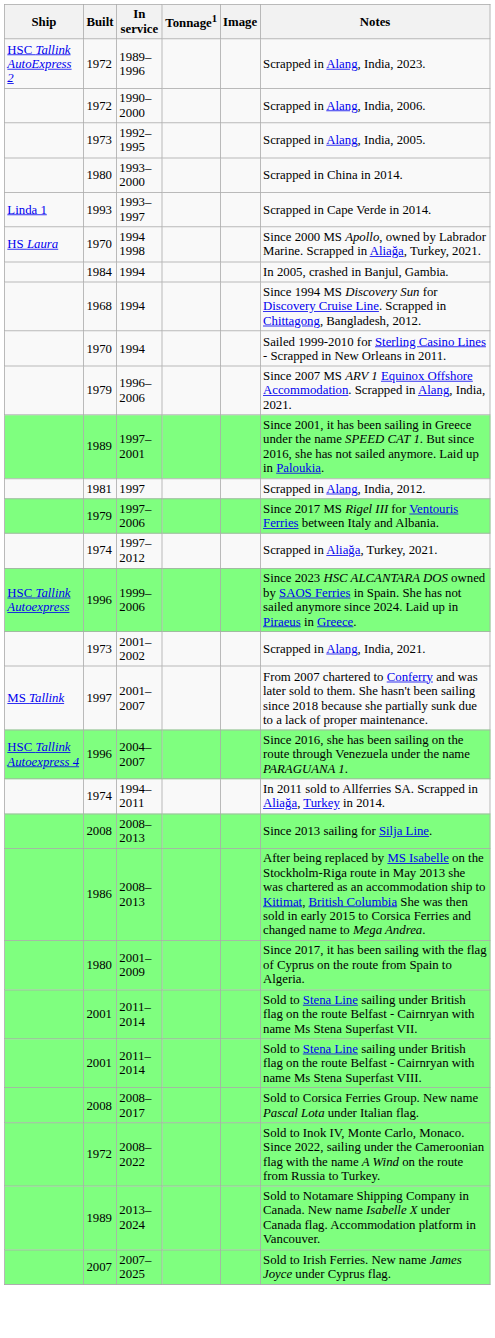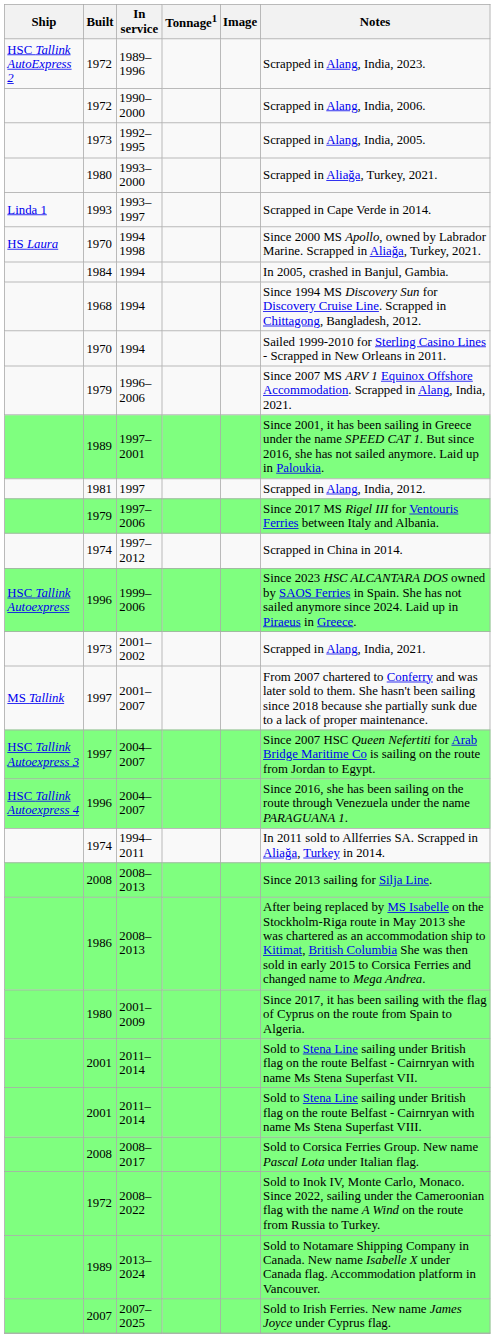(333, 175) Scrapped in China in 2014. -> (350, 175) Scrapped in Aliağa, Turkey, 2021.
(350, 550) Scrapped in Aliağa, Turkey, 2021. -> (333, 550) Scrapped in China in 2014.
+ row: (99, 754)
